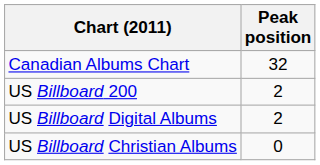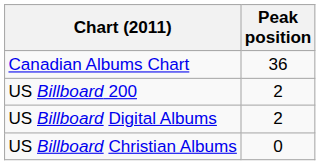(278, 64) 32 -> (278, 64) 36
